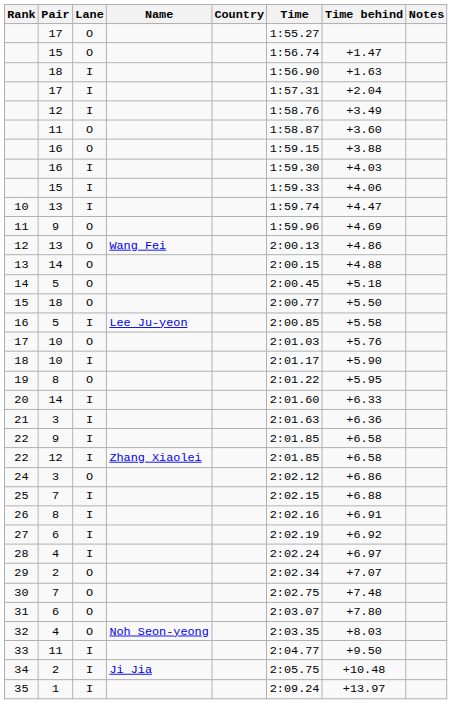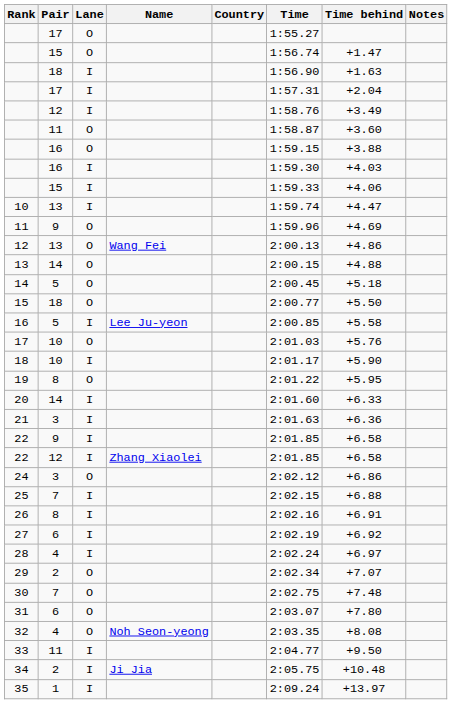(364, 631) +8.03 -> (364, 631) +8.08
